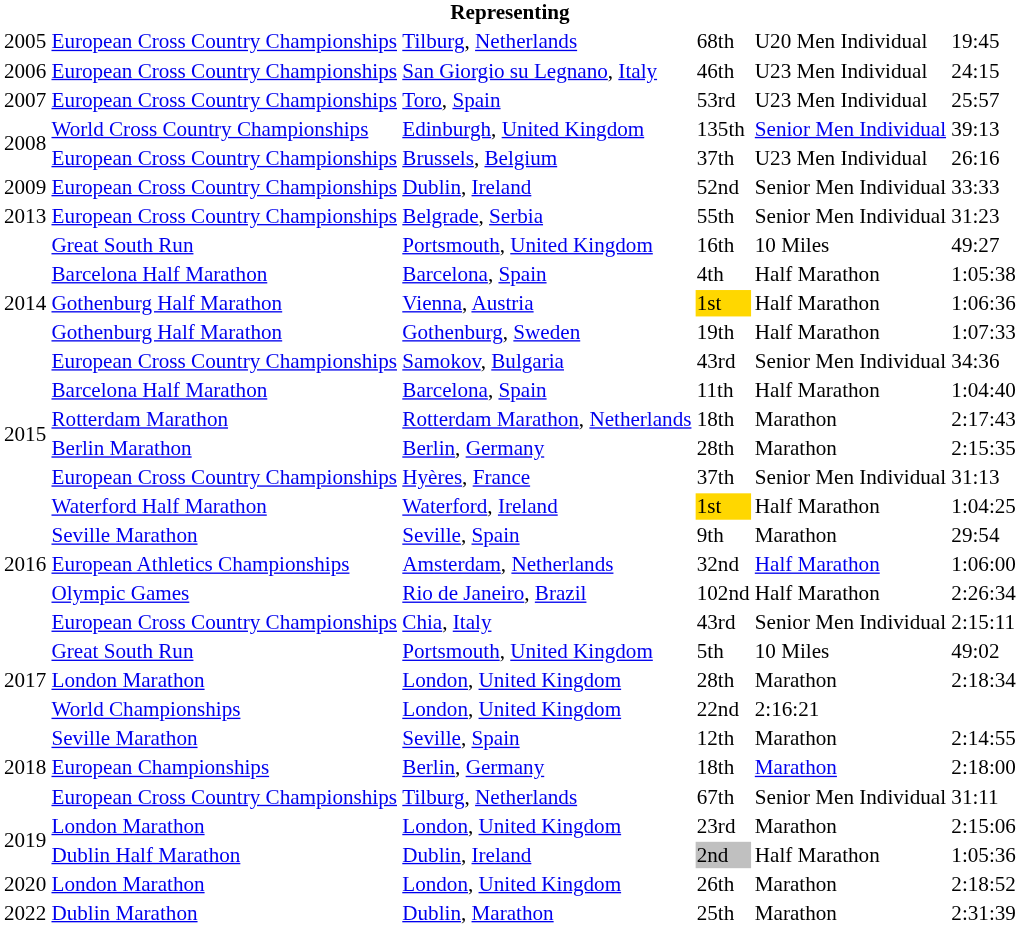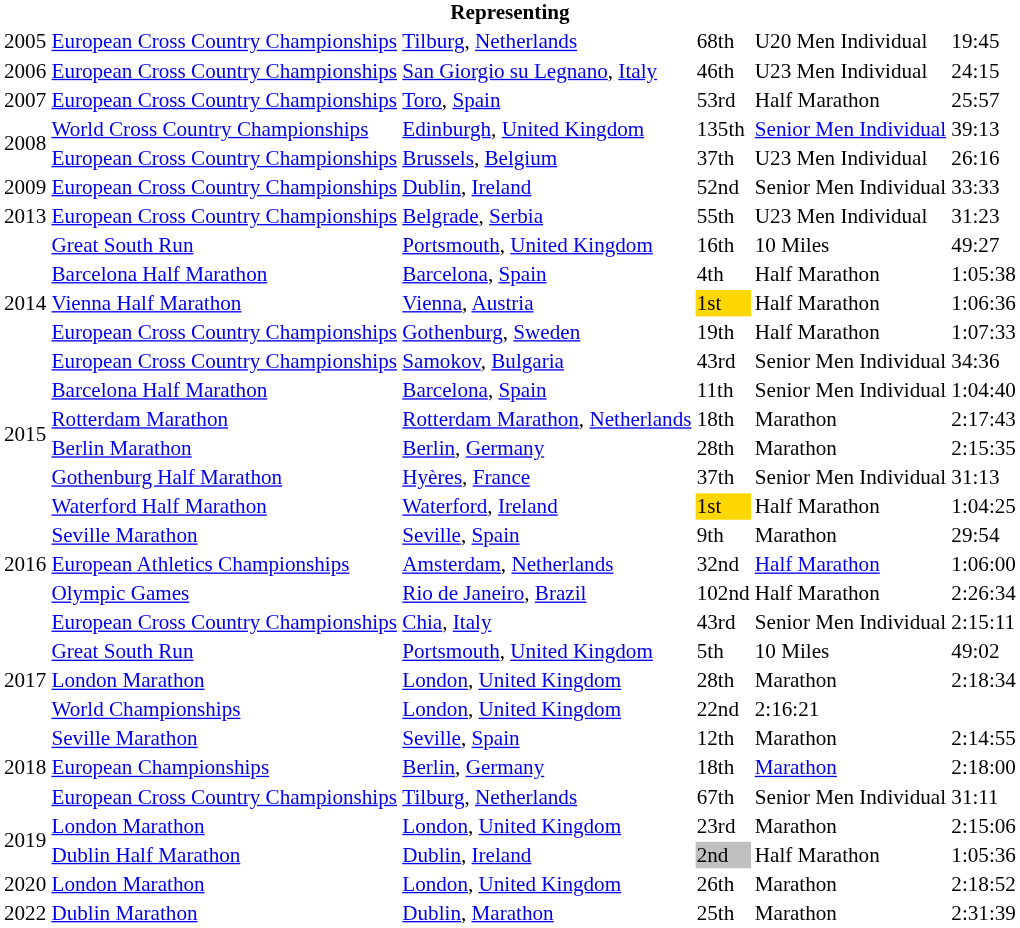(841, 99) U23 Men Individual -> (817, 99) Half Marathon
(850, 215) Senior Men Individual -> (841, 215) U23 Men Individual
(167, 303) Gothenburg Half Marathon -> (146, 303) Vienna Half Marathon
(167, 332) Gothenburg Half Marathon -> (224, 332) European Cross Country Championships
(817, 390) Half Marathon -> (850, 390) Senior Men Individual
(224, 477) European Cross Country Championships -> (167, 477) Gothenburg Half Marathon
